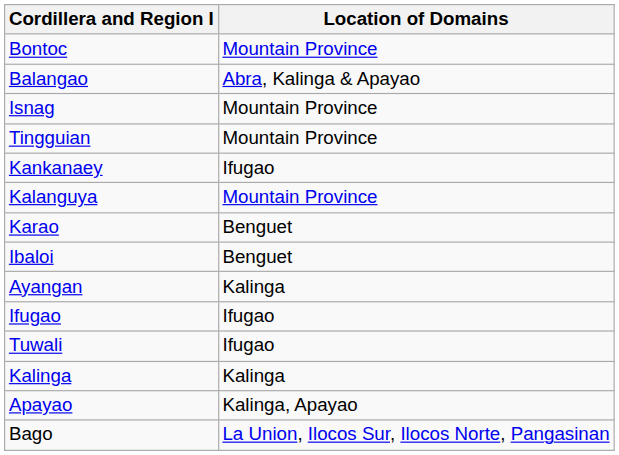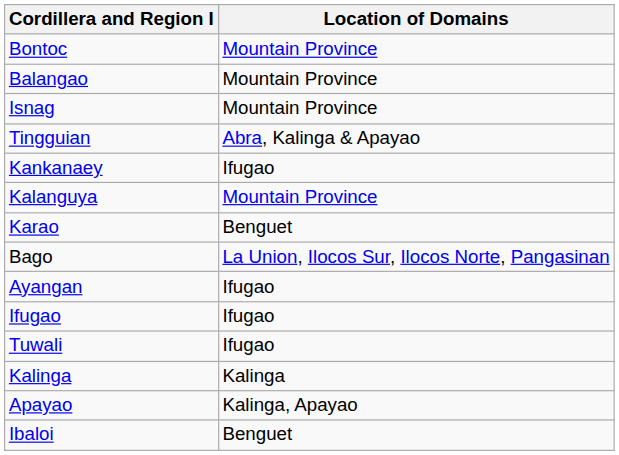(321, 78) Abra, Kalinga & Apayao -> (300, 78) Mountain Province
(300, 138) Mountain Province -> (321, 138) Abra, Kalinga & Apayao
rows swapped: (31, 256) <-> (31, 434)
(254, 286) Kalinga -> (248, 286) Ifugao
